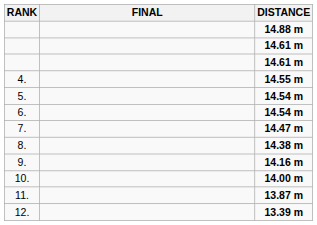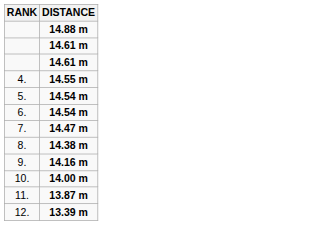- column: (147, 13)
